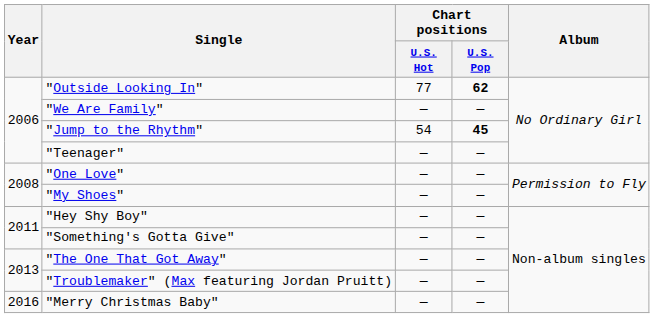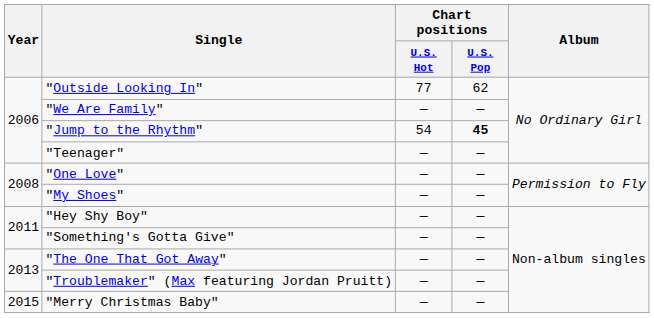(480, 88) bold -> (480, 88) normal
(23, 302) 2016 -> (23, 302) 2015
